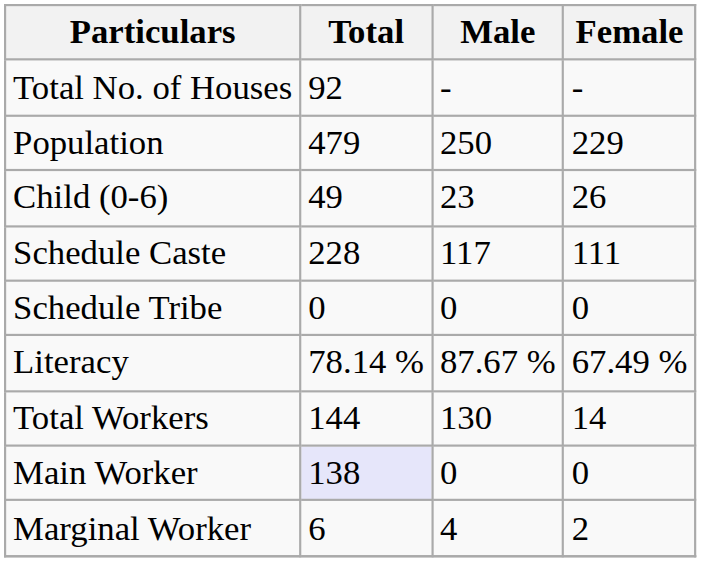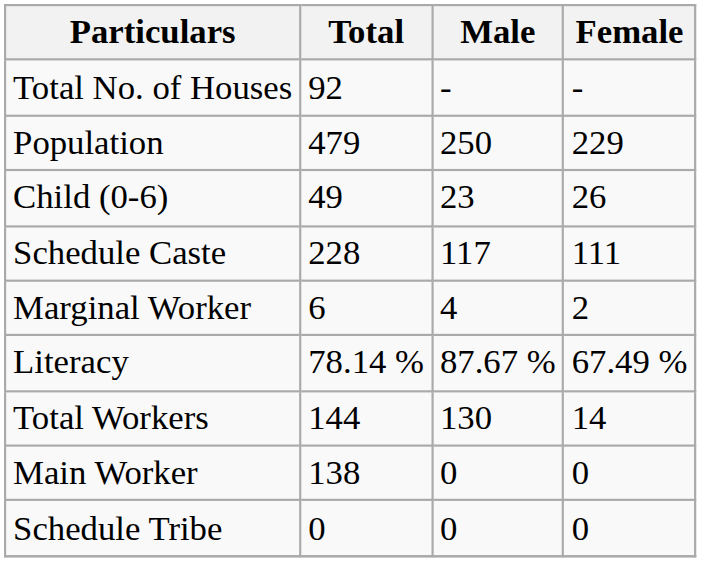rows swapped: (118, 307) <-> (132, 527)
(334, 472) lavender background -> (334, 472) no background
